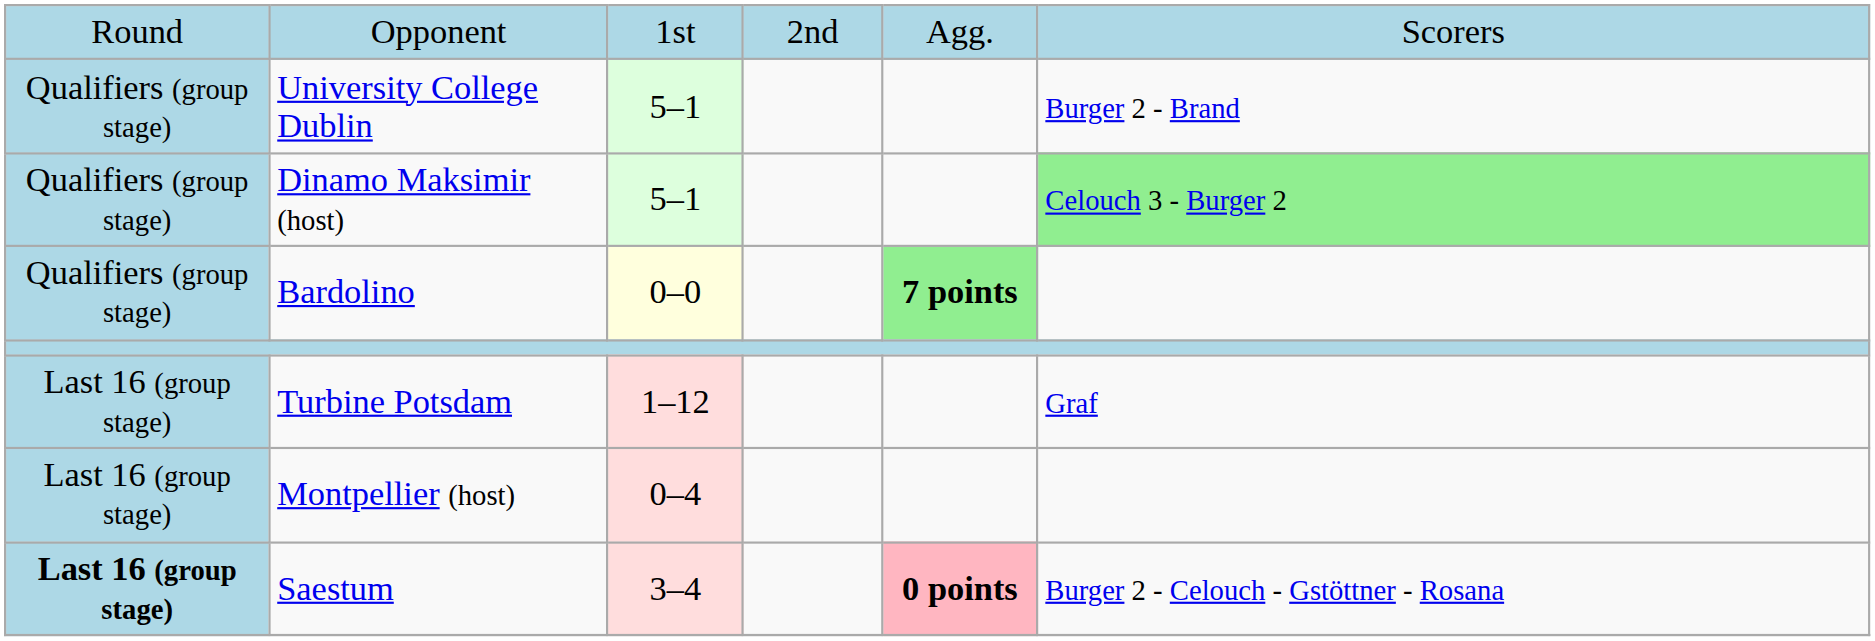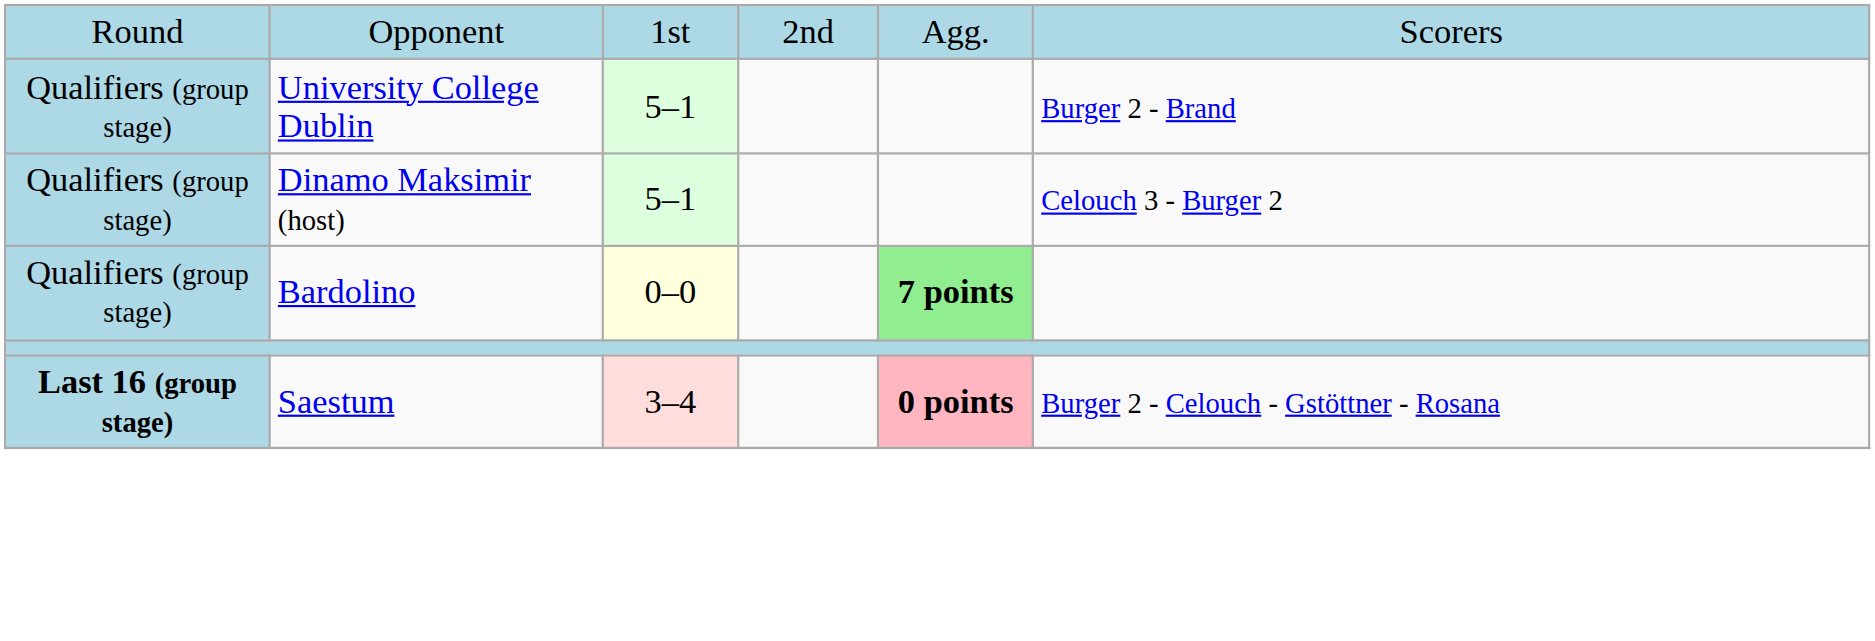(1166, 201) lightgreen background -> (1162, 201) no background
- row: (395, 401)
- row: (396, 494)
